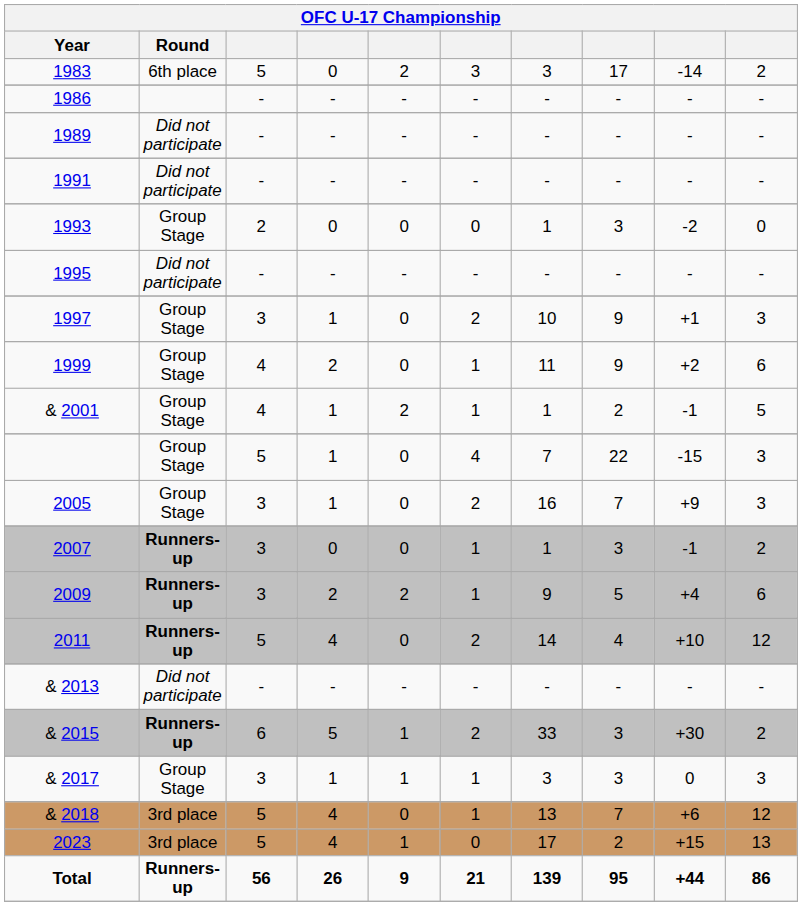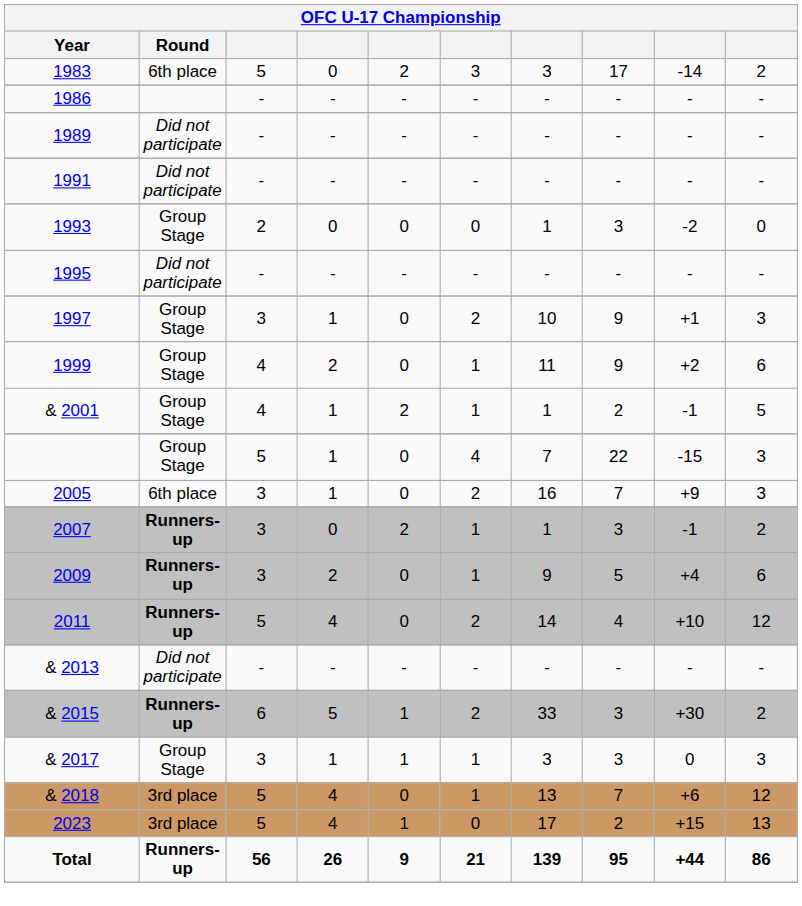(183, 502) Group Stage -> (183, 493) 6th place
(404, 548) 0 -> (404, 529) 2
(404, 594) 2 -> (404, 575) 0
